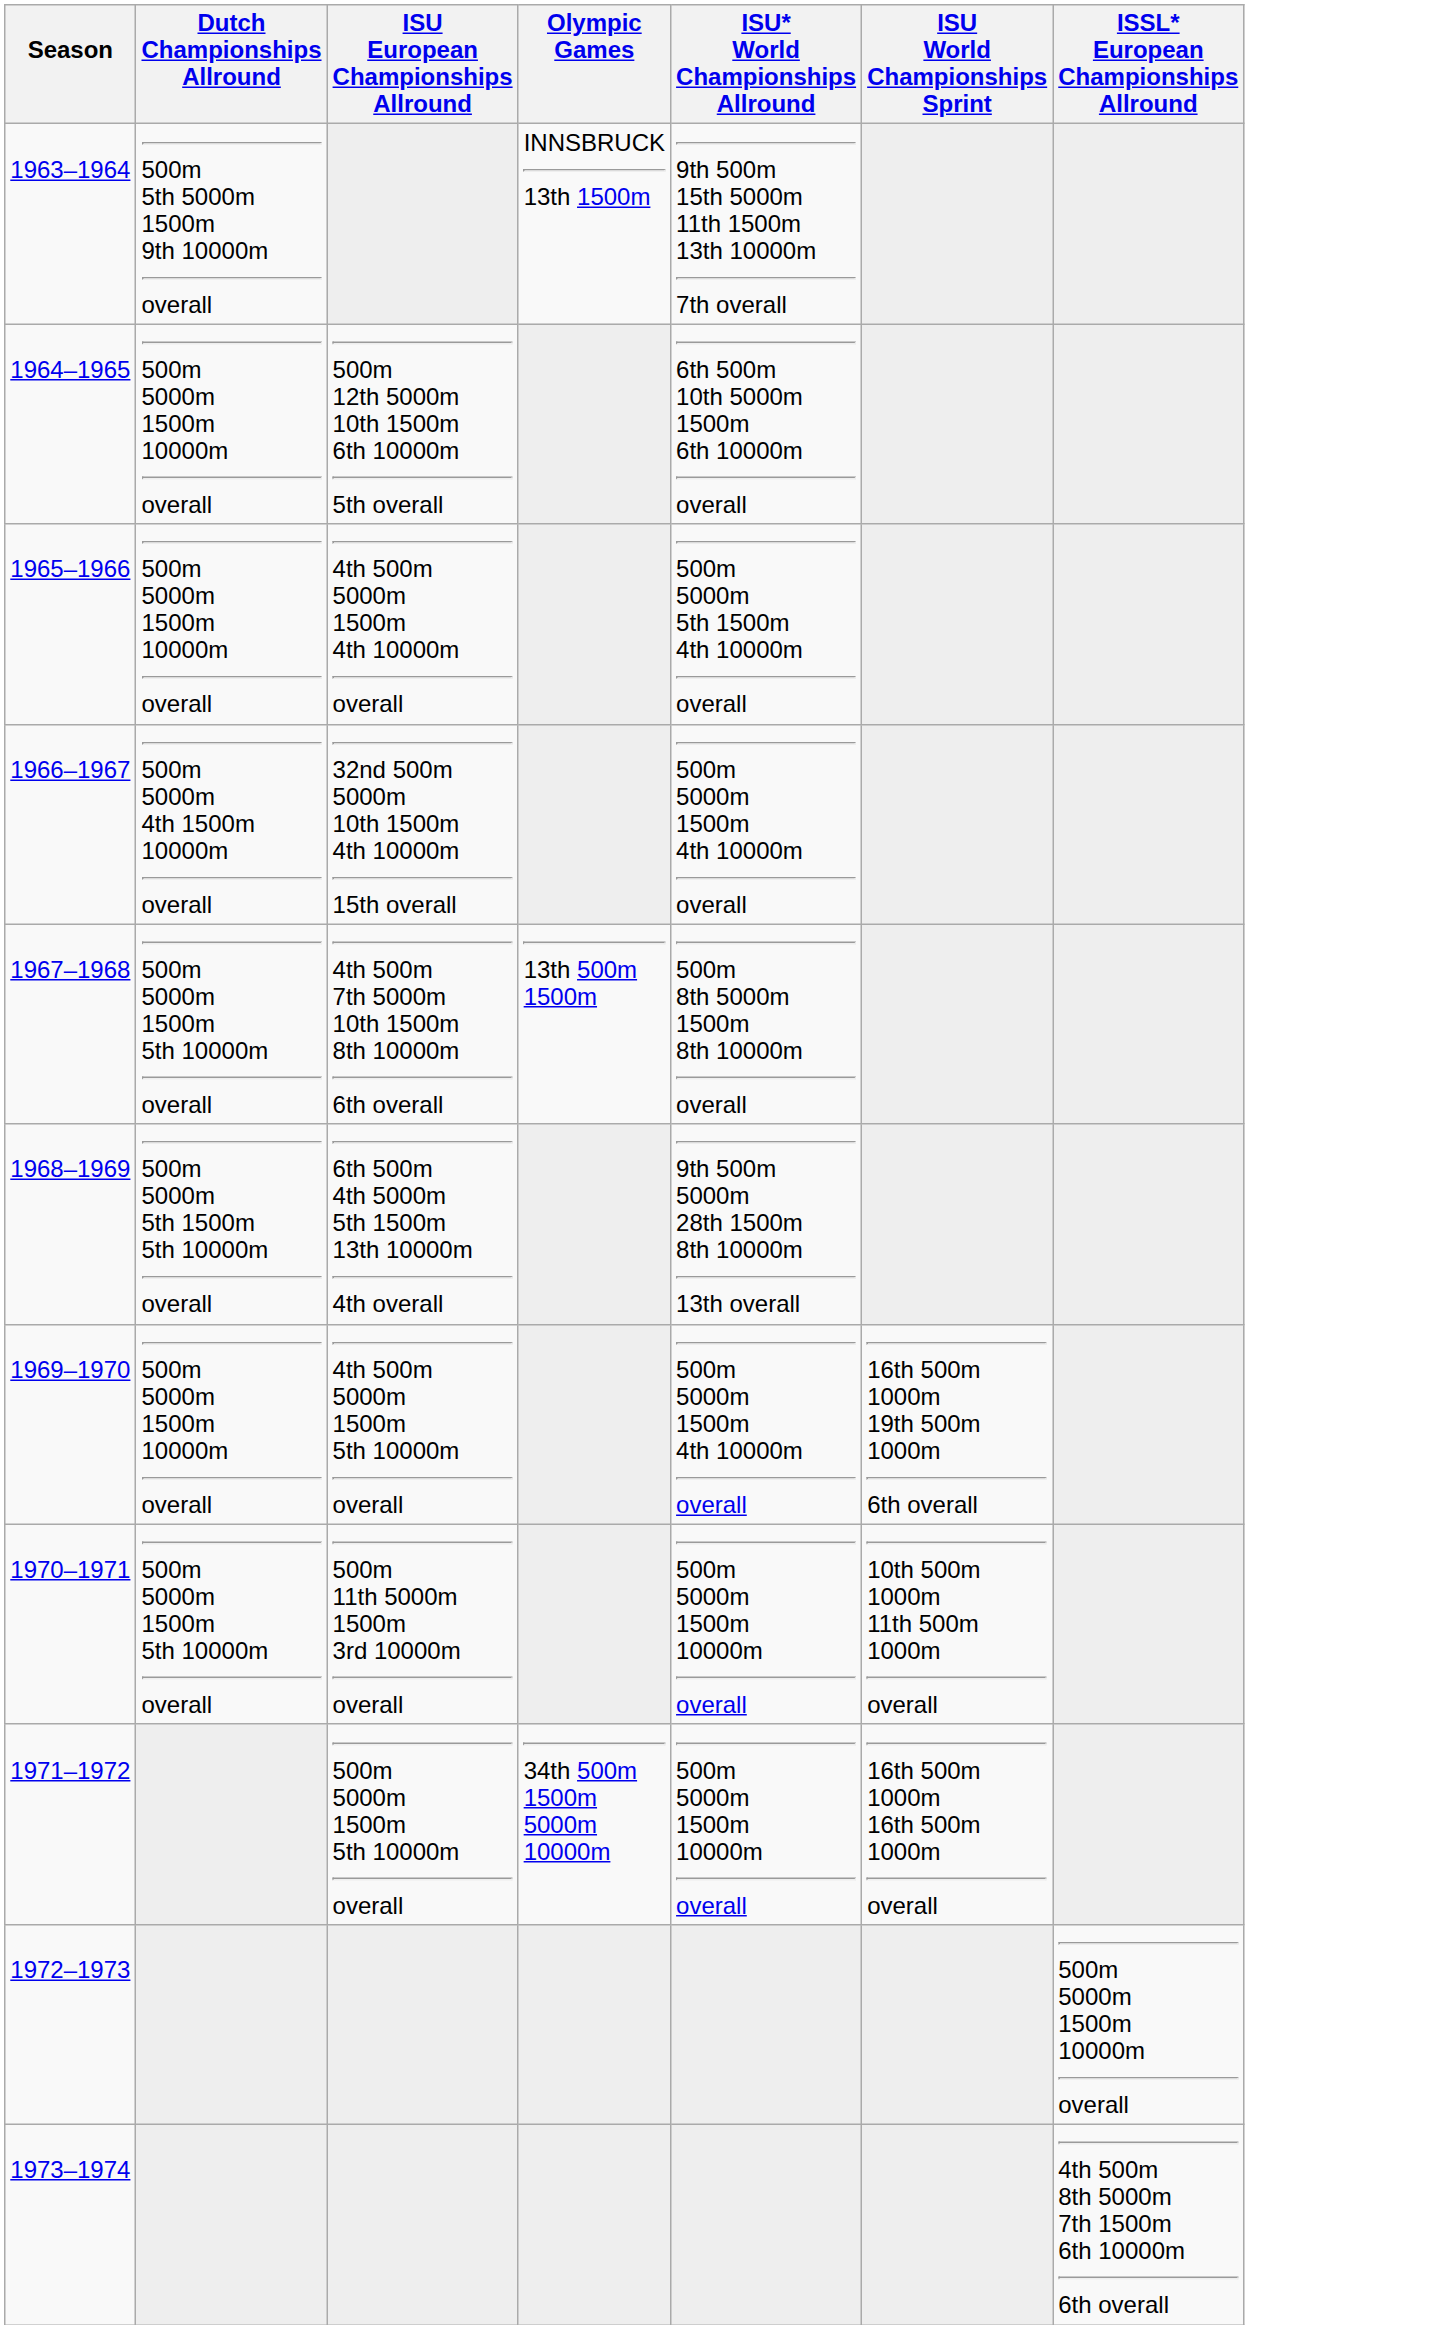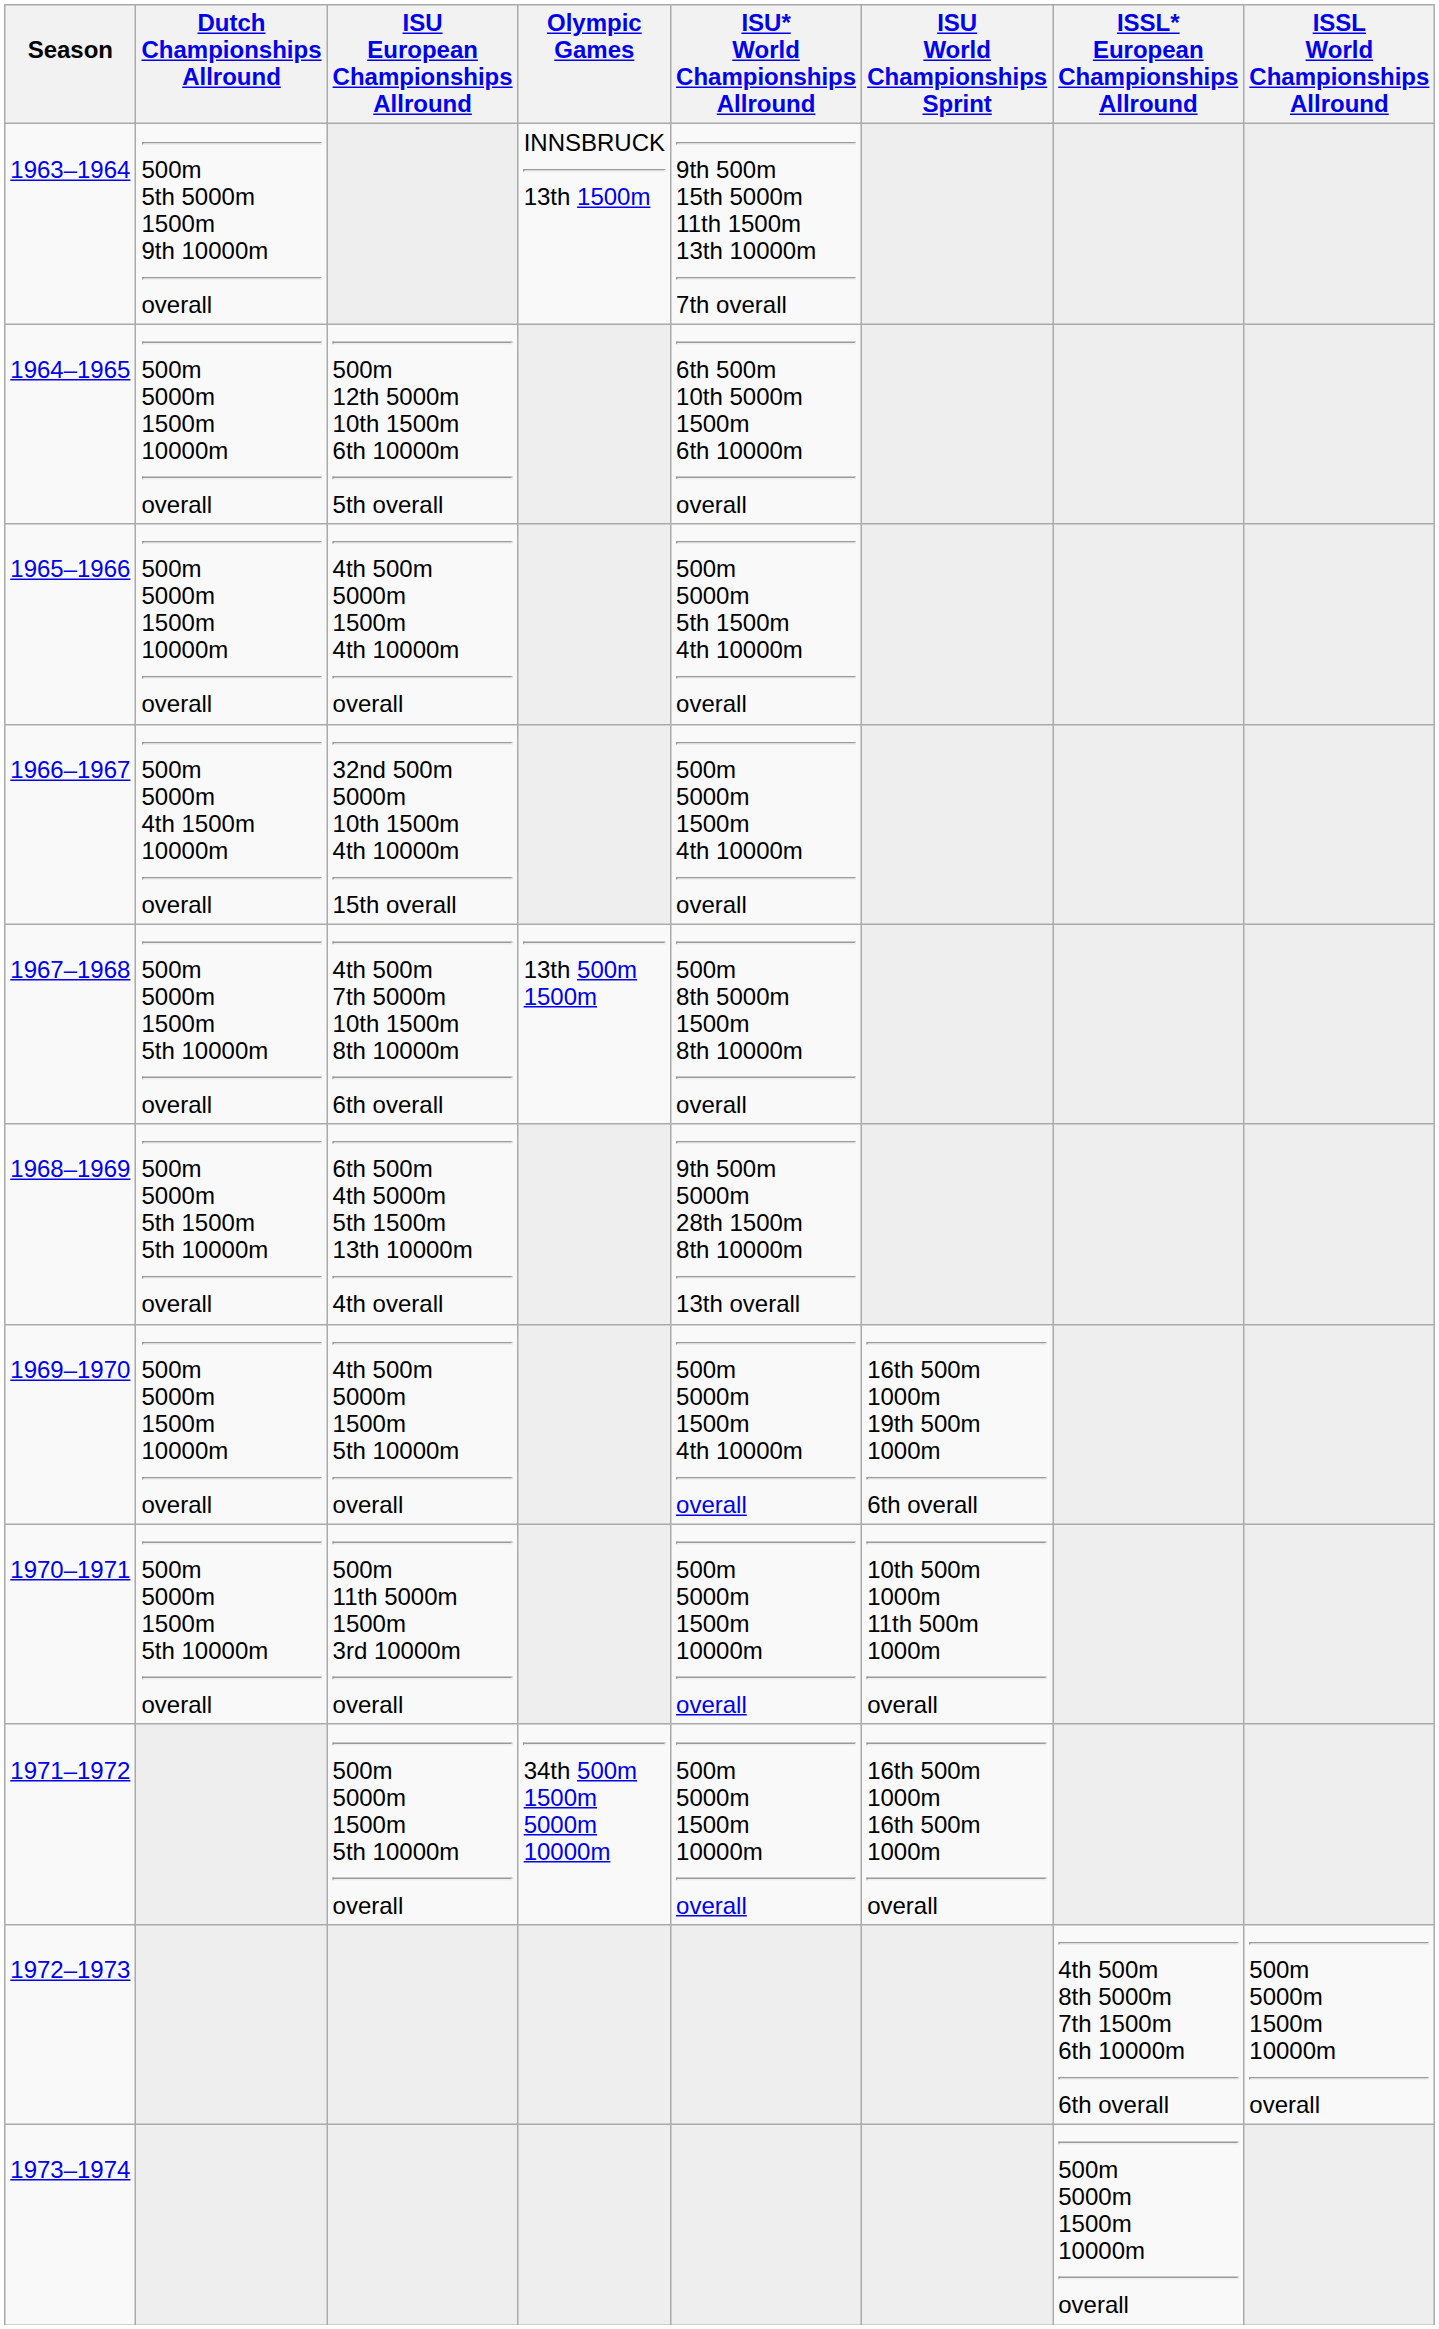+ column: (1339, 64)
(1148, 2030) 500m 5000m 1500m 10000m overall -> (1148, 2030) 4th 500m 8th 5000m 7th 1500m 6th 10000m 6th overall
(1148, 2230) 4th 500m 8th 5000m 7th 1500m 6th 10000m 6th overall -> (1148, 2230) 500m 5000m 1500m 10000m overall
